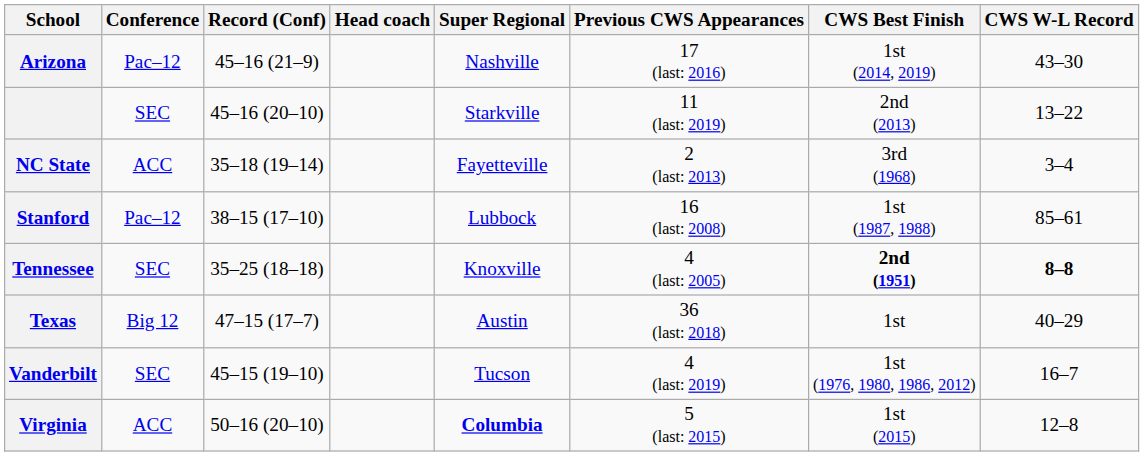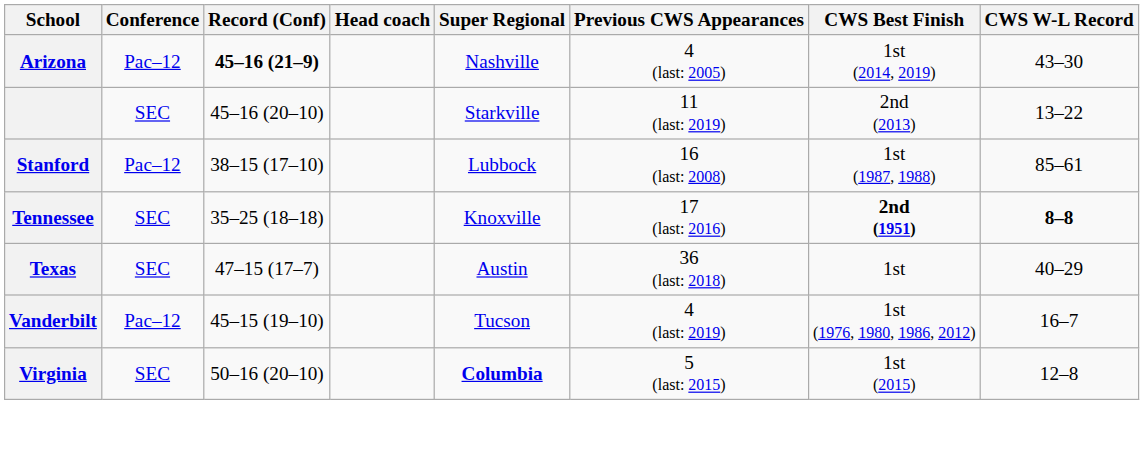(267, 60) normal -> (267, 60) bold
(689, 60) 17 (last: 2016) -> (689, 60) 4 (last: 2005)
- row: (53, 165)
(689, 269) 4 (last: 2005) -> (689, 217) 17 (last: 2016)
(152, 321) Big 12 -> (152, 269) SEC
(152, 373) SEC -> (152, 321) Pac–12
(152, 425) ACC -> (152, 373) SEC
